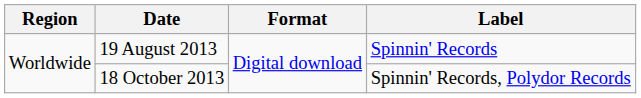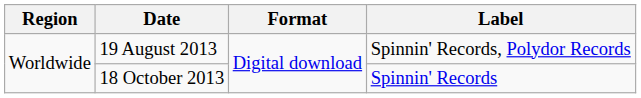(434, 48) Spinnin' Records -> (501, 48) Spinnin' Records, Polydor Records
(501, 78) Spinnin' Records, Polydor Records -> (434, 78) Spinnin' Records
